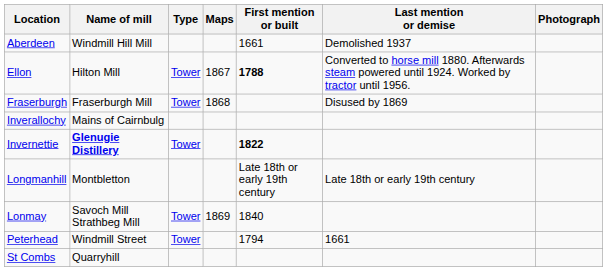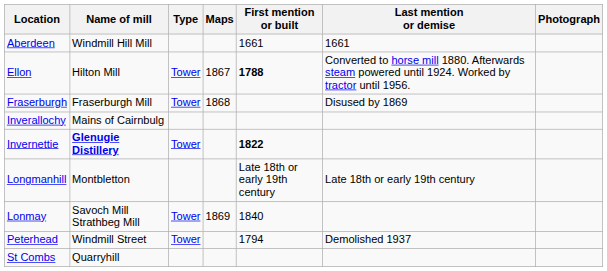(368, 43) Demolished 1937 -> (337, 43) 1661
(337, 240) 1661 -> (368, 240) Demolished 1937
